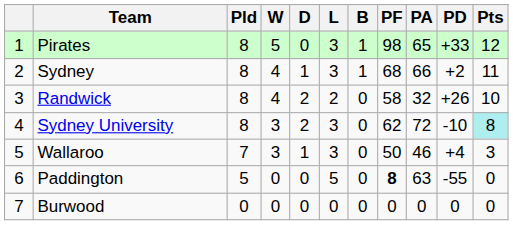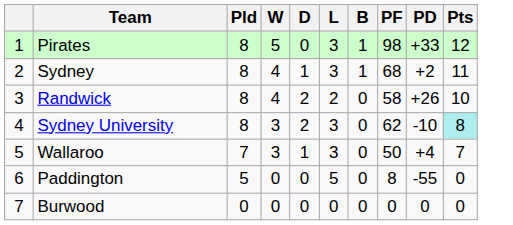- column: (422, 17)
(490, 152) 3 -> (460, 152) 7
(392, 179) bold -> (392, 179) normal
